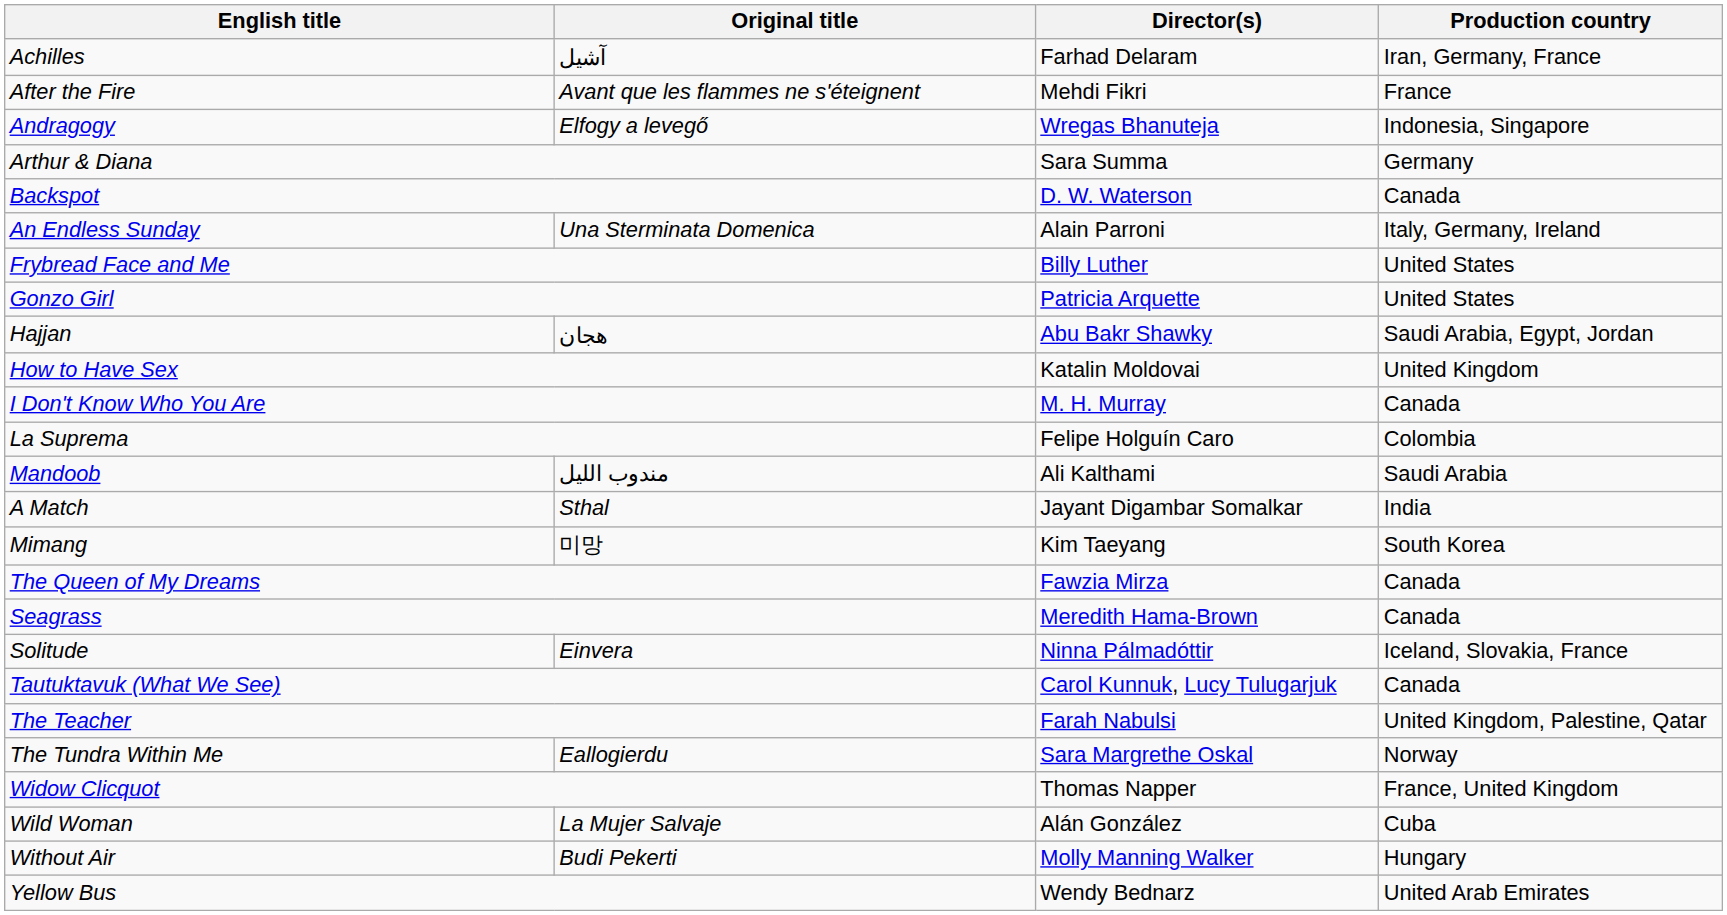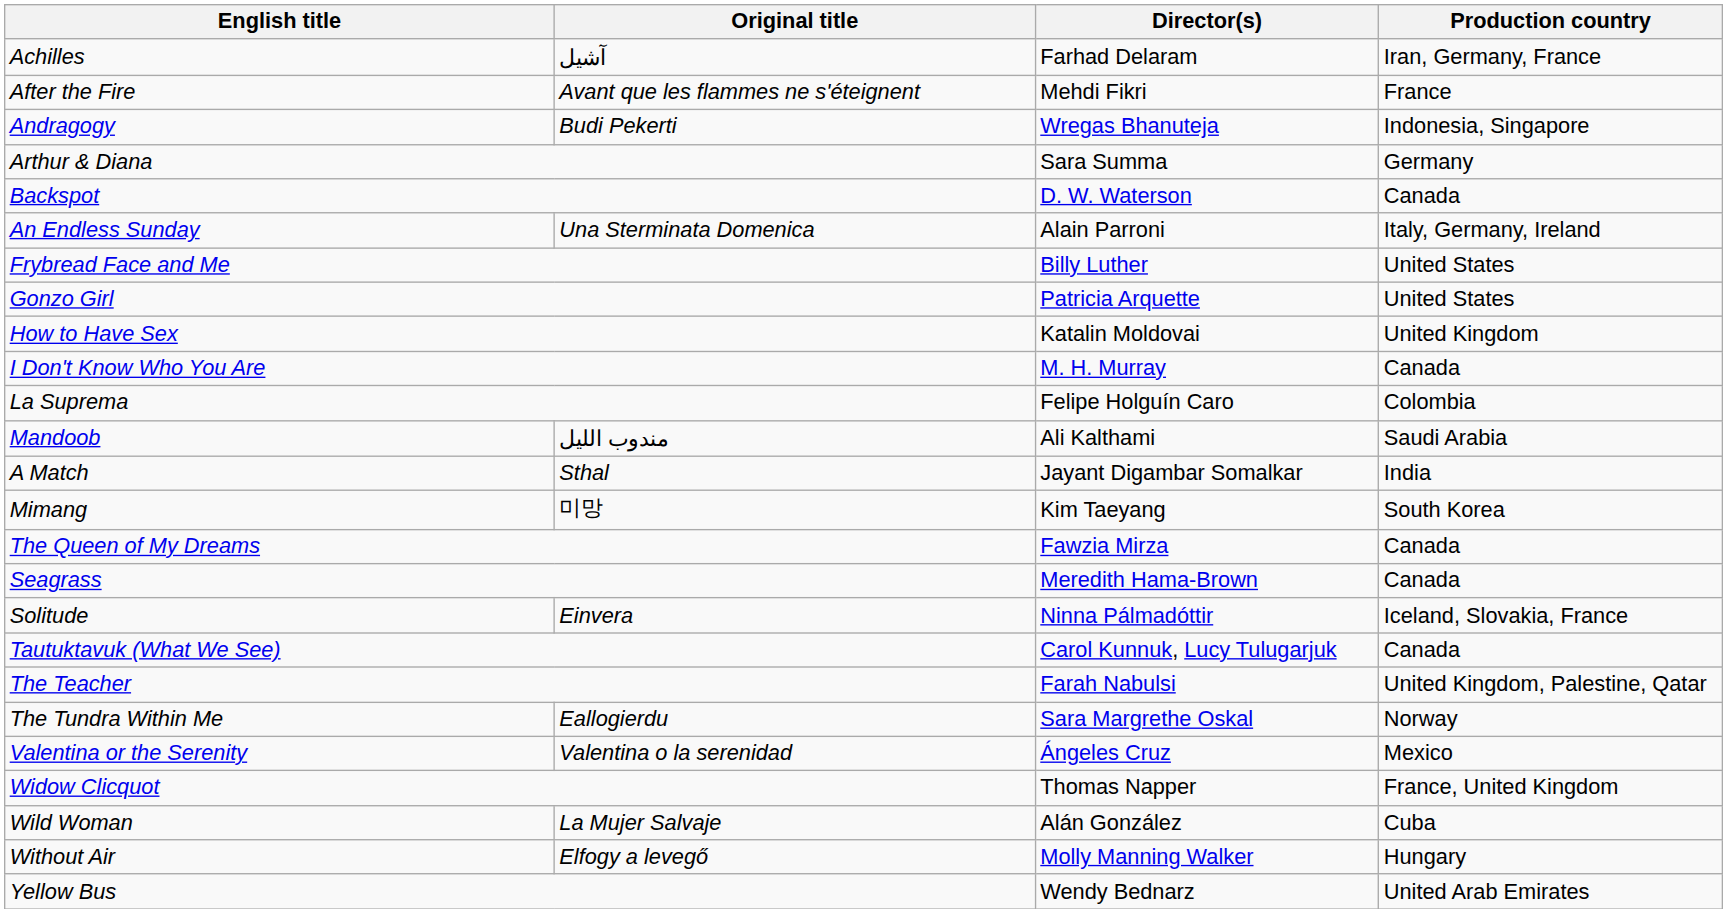(634, 126) Elfogy a levegő -> (618, 126) Budi Pekerti
- row: (41, 334)
+ row: (128, 753)
(618, 858) Budi Pekerti -> (634, 856) Elfogy a levegő
